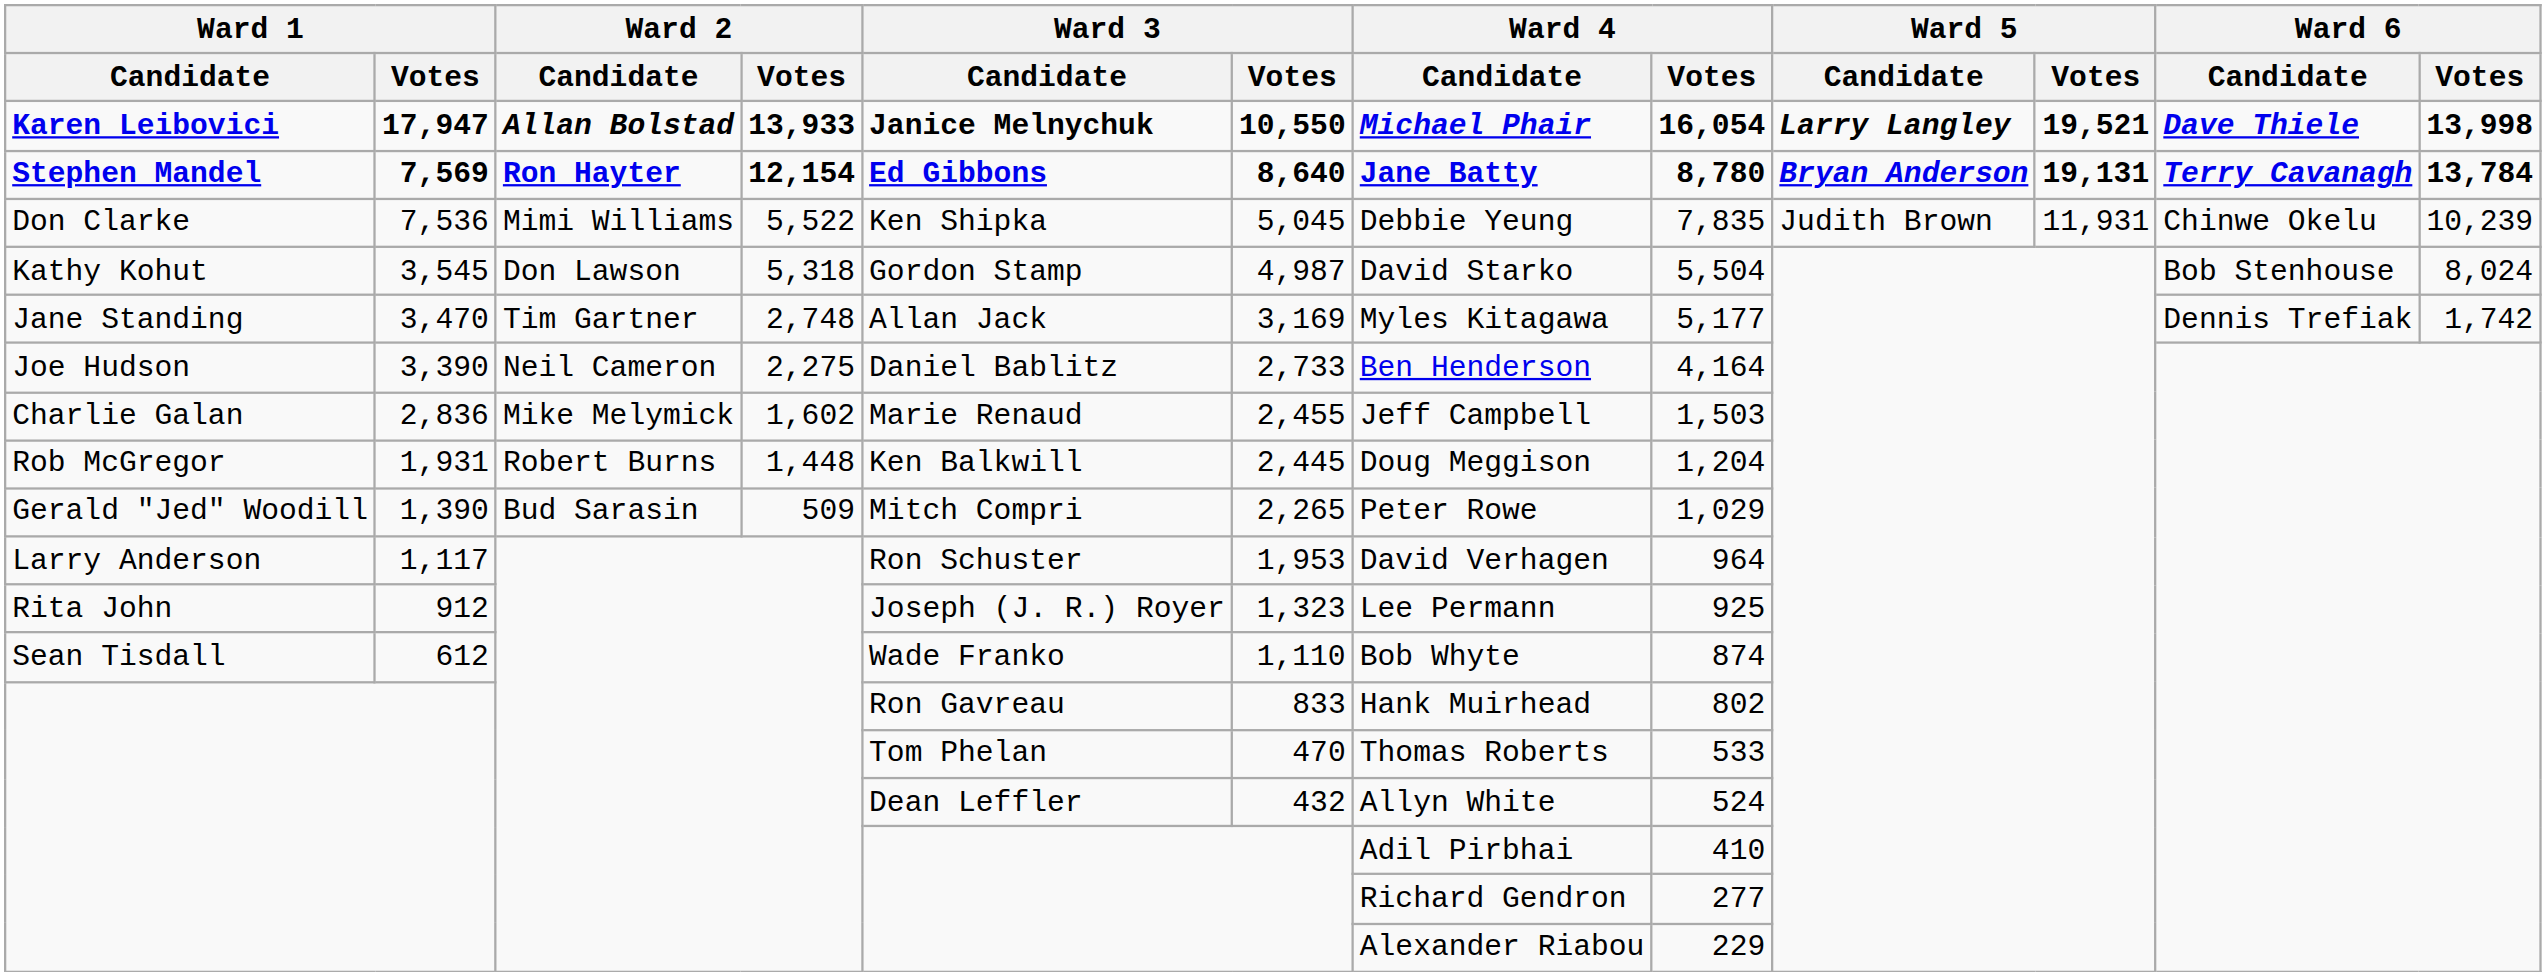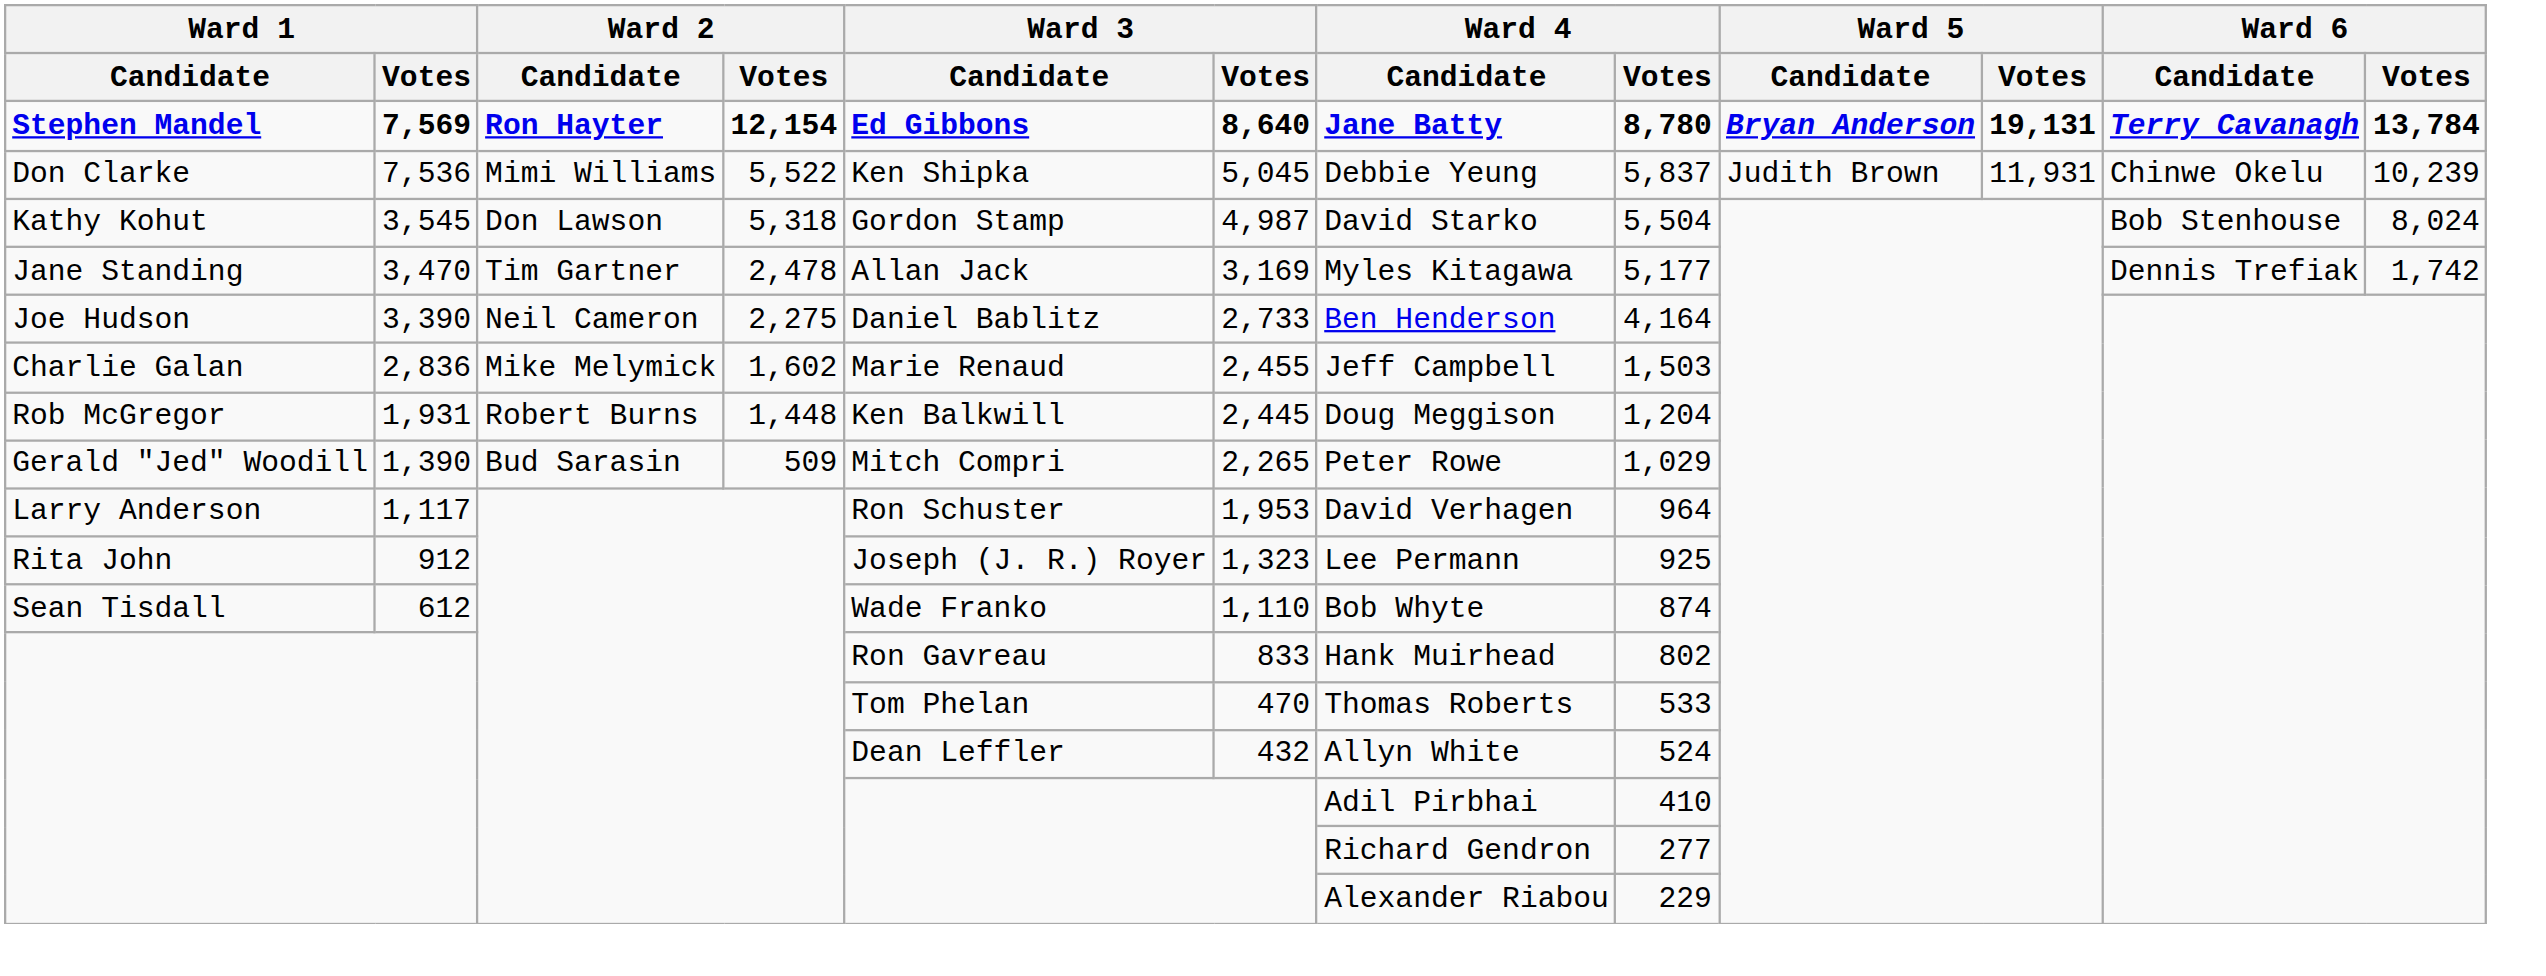- row: (146, 126)
(1721, 223) 7,835 -> (1667, 174) 5,837
(810, 319) 2,748 -> (793, 271) 2,478
